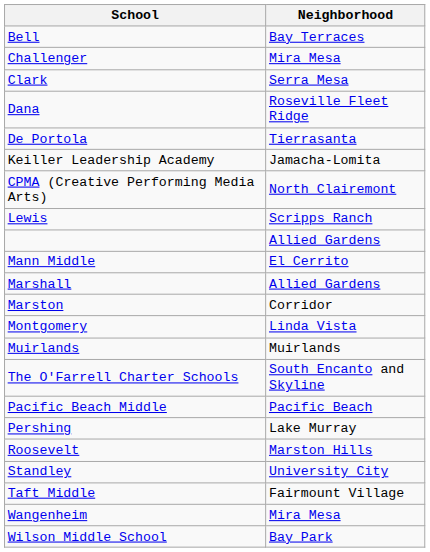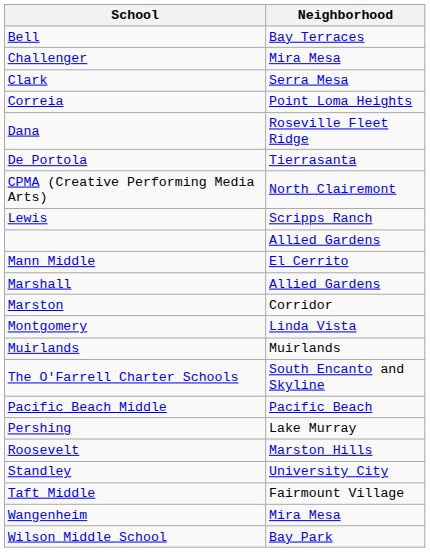+ row: (36, 102)
- row: (111, 160)
